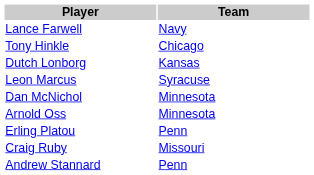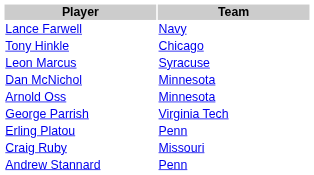- row: (46, 63)
+ row: (47, 113)
